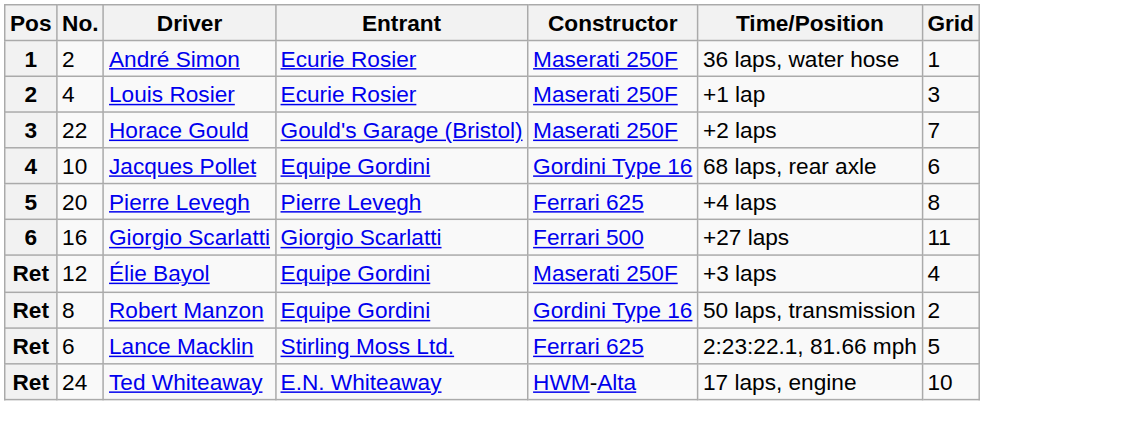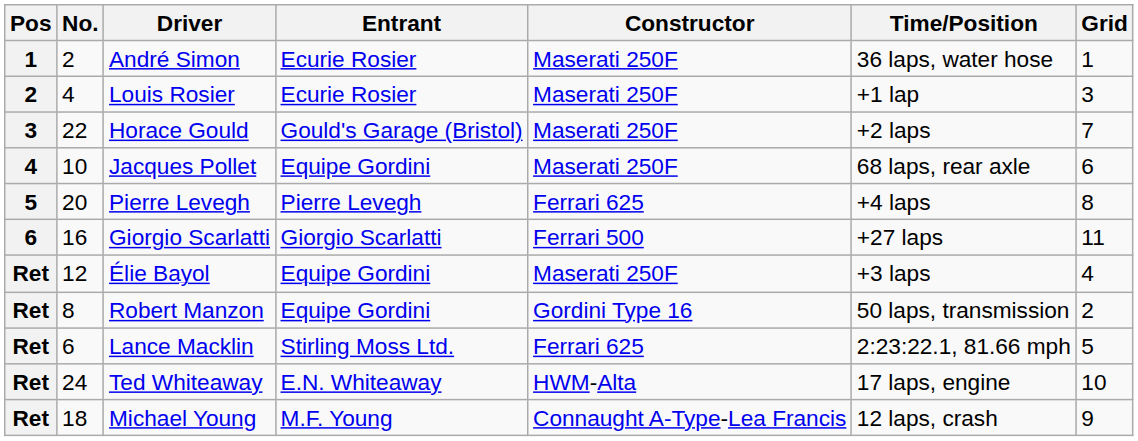(613, 166) Gordini Type 16 -> (605, 166) Maserati 250F
+ row: (183, 417)
